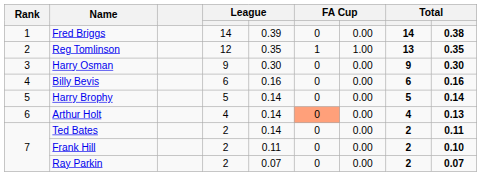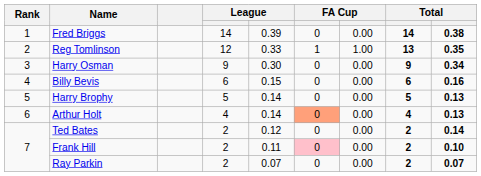(271, 49) 0.35 -> (271, 49) 0.33
(454, 66) 0.30 -> (454, 66) 0.34
(271, 82) 0.16 -> (271, 82) 0.15
(454, 98) 0.14 -> (454, 98) 0.13
(271, 131) 0.14 -> (271, 131) 0.12
(454, 131) 0.11 -> (454, 131) 0.14
(317, 147) no background -> (317, 147) pink background
